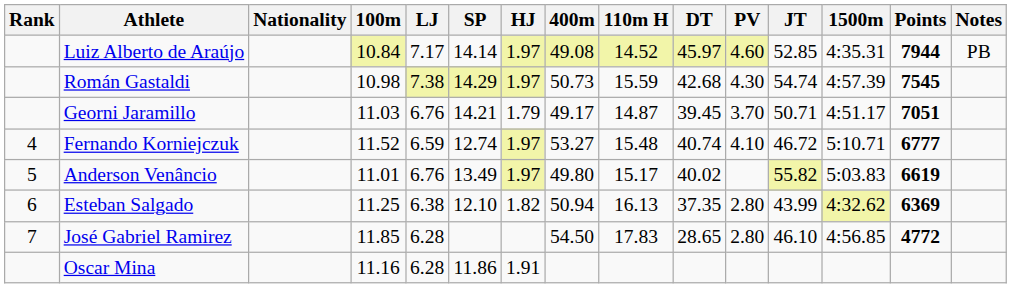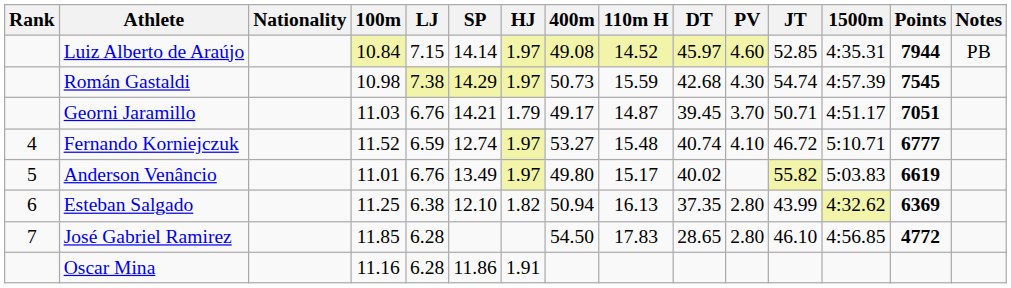(427, 50) 7.17 -> (427, 50) 7.15
